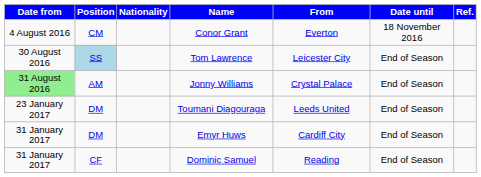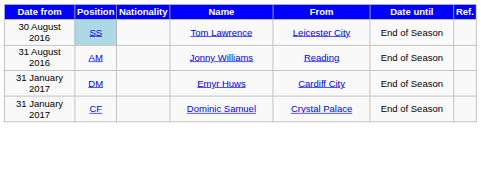- row: (221, 33)
(40, 84) lightgreen background -> (40, 58) no background
(322, 84) Crystal Palace -> (322, 58) Reading
- row: (221, 109)
(322, 160) Reading -> (322, 109) Crystal Palace
